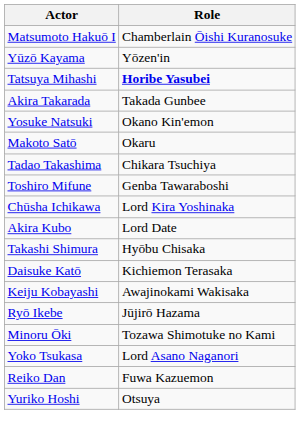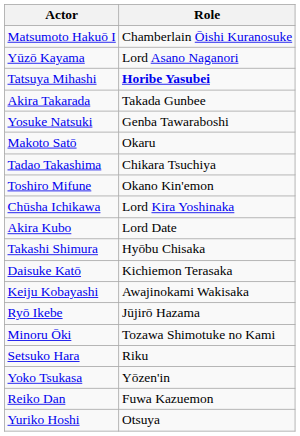(146, 57) Yōzen'in -> (180, 57) Lord Asano Naganori
(168, 121) Okano Kin'emon -> (175, 121) Genba Tawaraboshi
(175, 185) Genba Tawaraboshi -> (168, 185) Okano Kin'emon
+ row: (44, 356)
(180, 356) Lord Asano Naganori -> (146, 377) Yōzen'in
